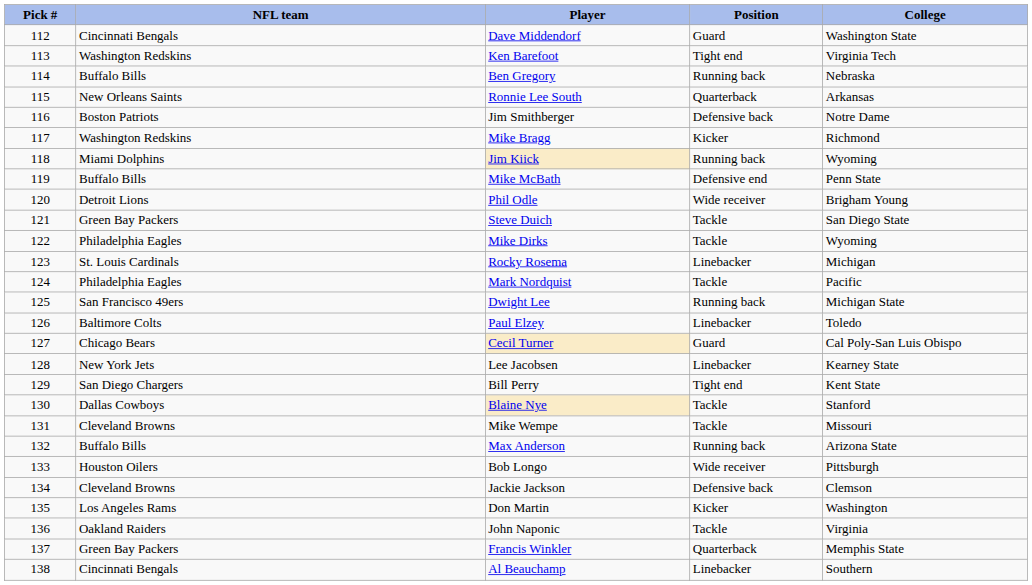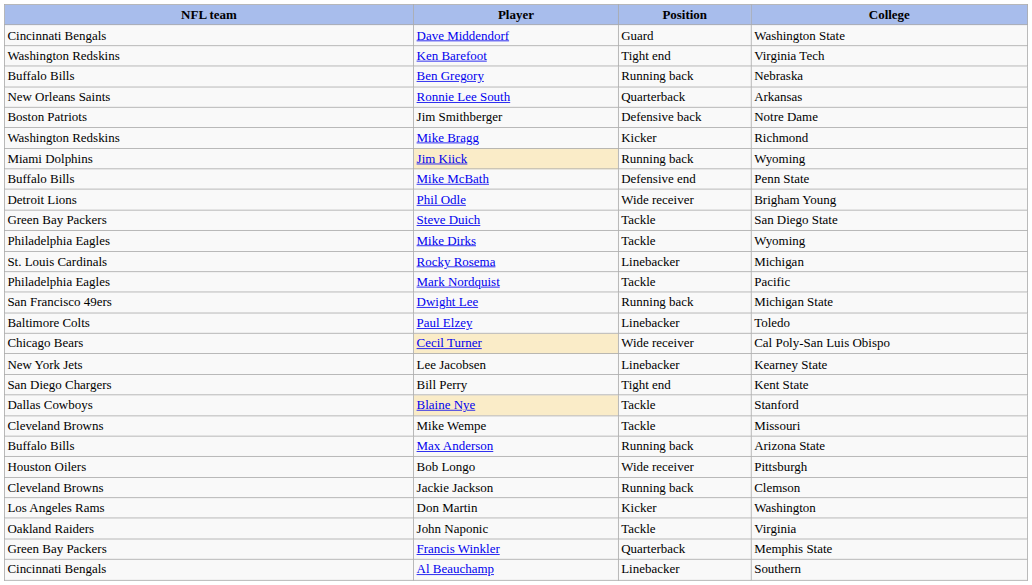- column: (40, 14)
(709, 343) Guard -> (657, 343) Wide receiver
(733, 487) Defensive back -> (657, 487) Running back
